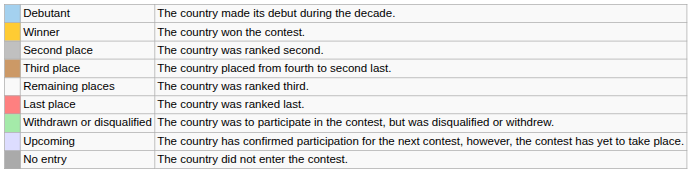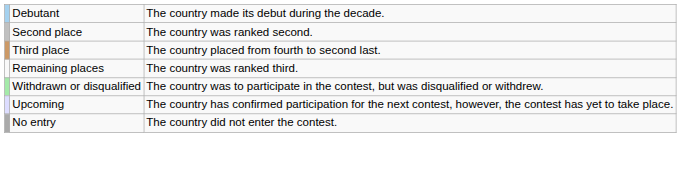- row: (41, 31)
- row: (49, 104)
